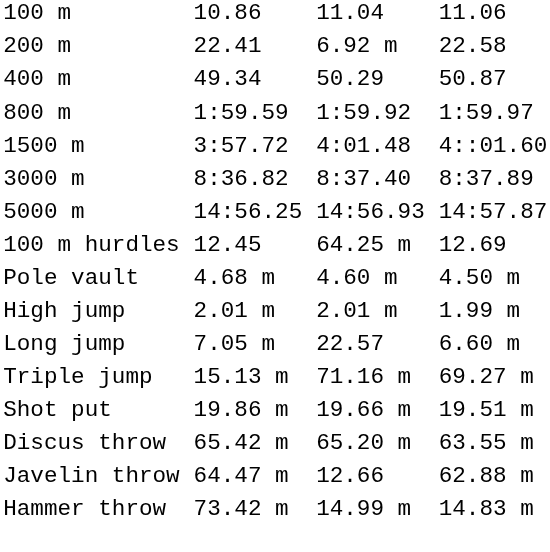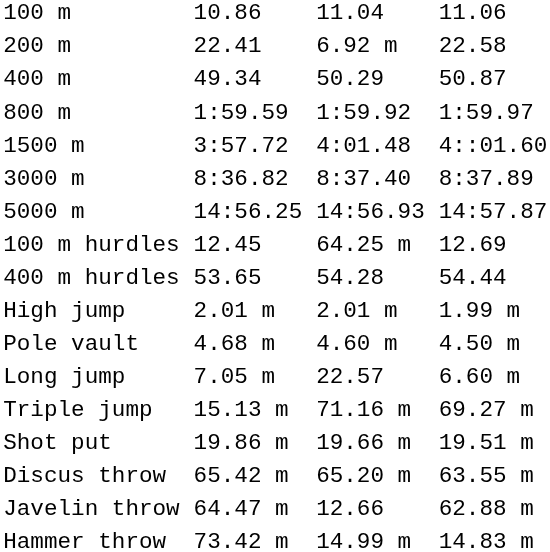+ row: (91, 278)
rows swapped: (71, 278) <-> (64, 311)
